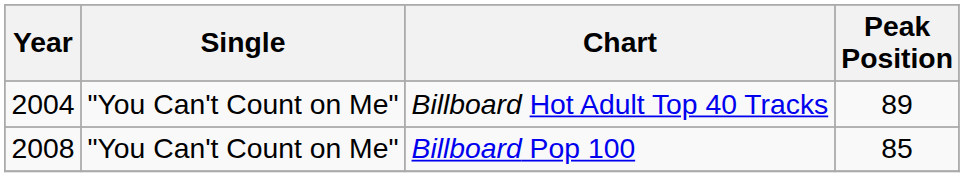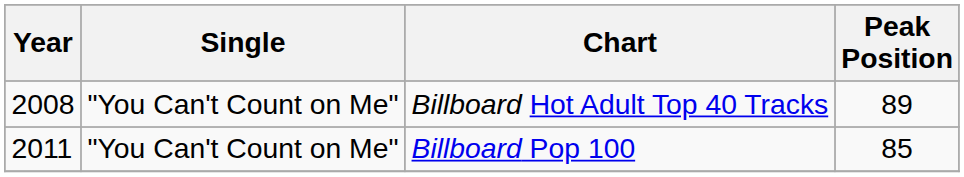(43, 103) 2004 -> (43, 103) 2008
(43, 148) 2008 -> (42, 148) 2011
